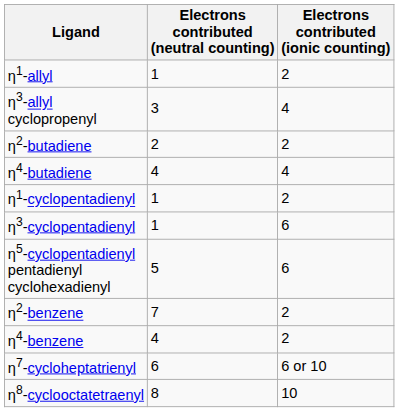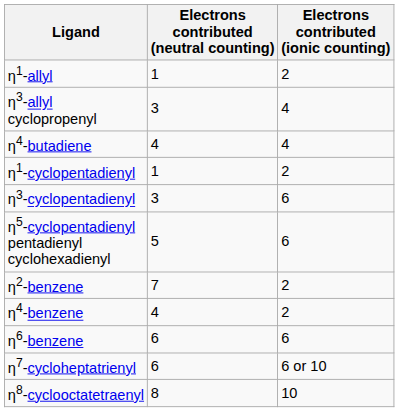- row: (50, 144)
(155, 225) 1 -> (155, 198) 3
+ row: (46, 339)
